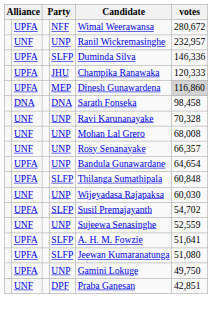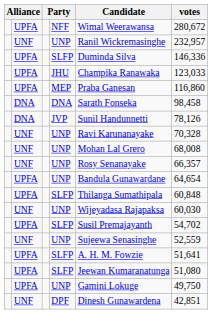(190, 73) 120,333 -> (190, 73) 123,033
(119, 88) Dinesh Gunawardena -> (106, 88) Praba Ganesan
(189, 88) lightgrey background -> (189, 88) no background
+ row: (24, 118)
(106, 286) Praba Ganesan -> (119, 301) Dinesh Gunawardena
